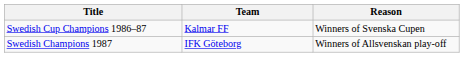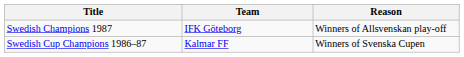rows swapped: (59, 44) <-> (77, 28)
